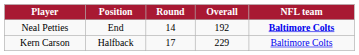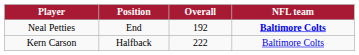- column: (170, 12)
(222, 43) 229 -> (200, 43) 222
